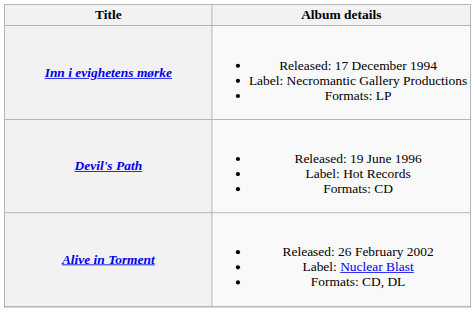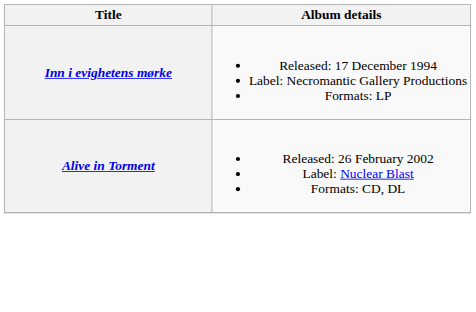- row: (108, 166)
